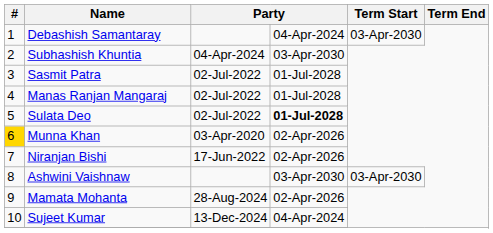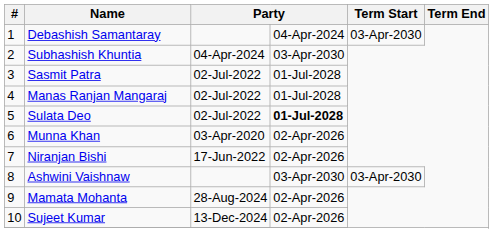(11, 136) gold background -> (11, 136) no background
(309, 217) 04-Apr-2024 -> (309, 217) 02-Apr-2026
